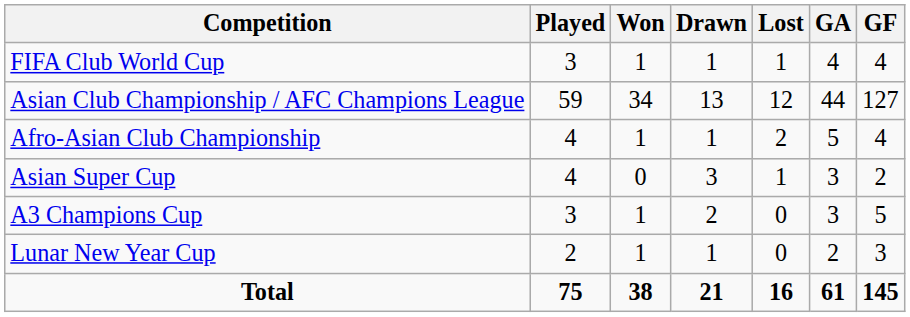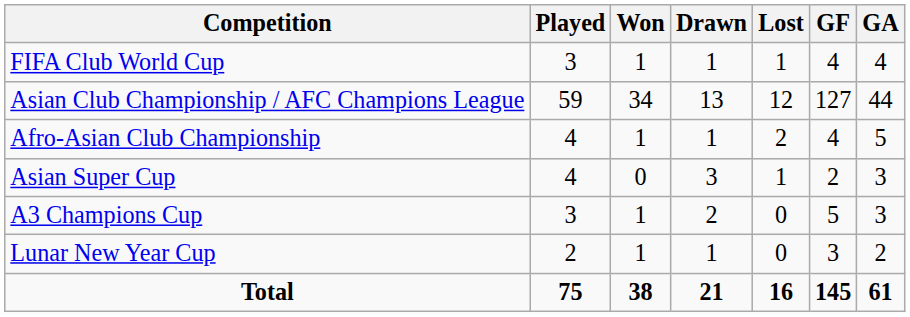columns swapped: (880, 23) <-> (833, 23)
